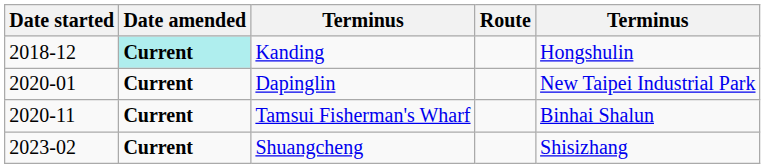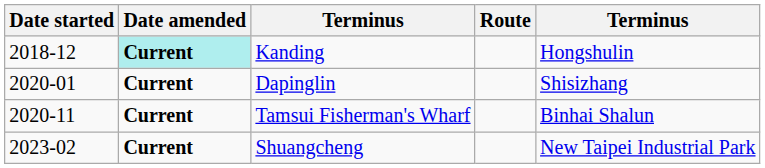(648, 83) New Taipei Industrial Park -> (584, 83) Shisizhang
(584, 147) Shisizhang -> (648, 147) New Taipei Industrial Park
